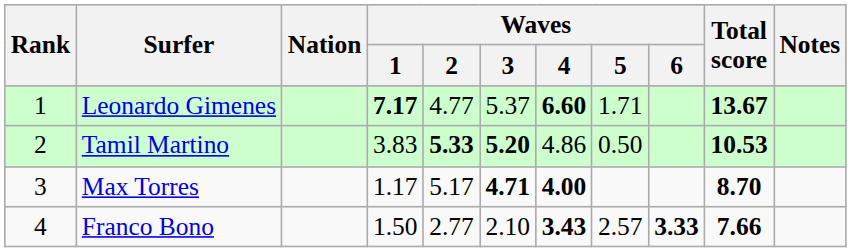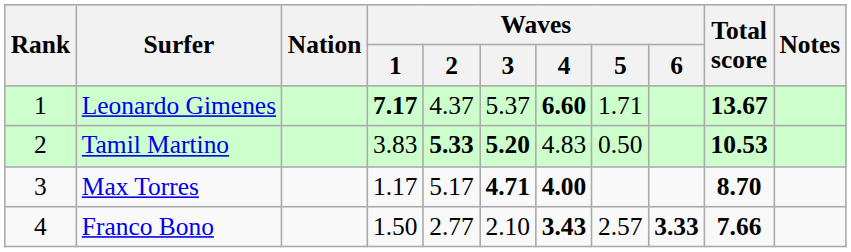(452, 105) 4.77 -> (452, 105) 4.37
(564, 145) 4.86 -> (564, 145) 4.83
